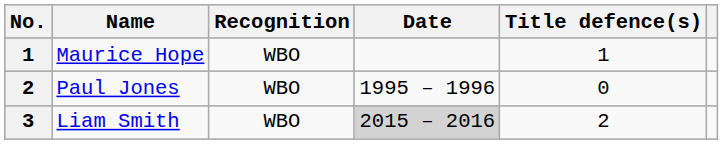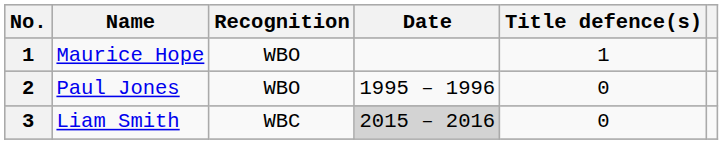(282, 122) WBO -> (282, 122) WBC
(604, 122) 2 -> (604, 122) 0
